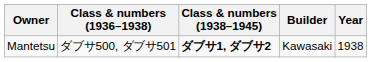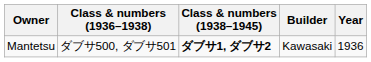(351, 46) 1938 -> (351, 46) 1936
